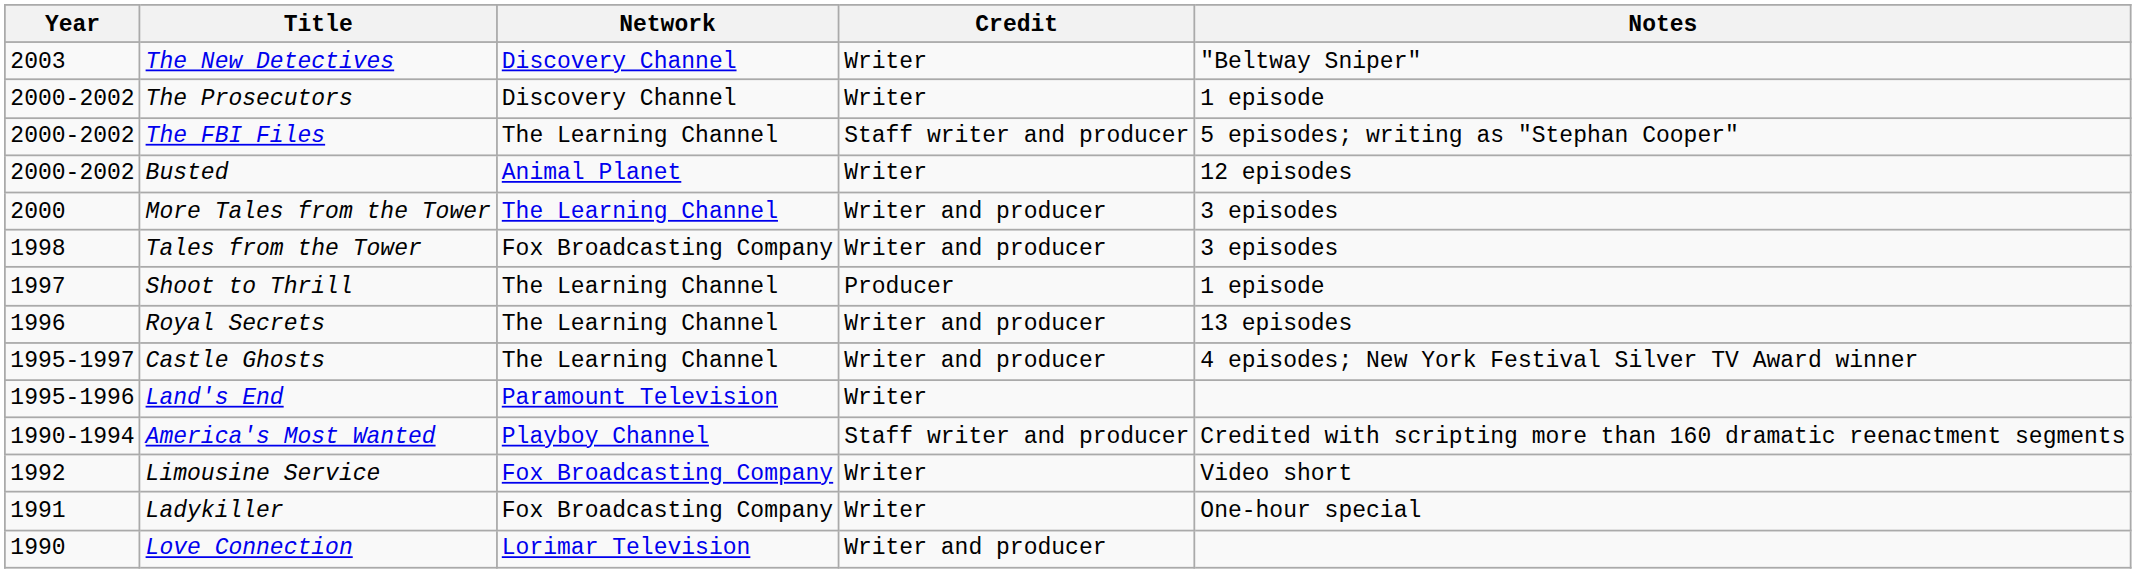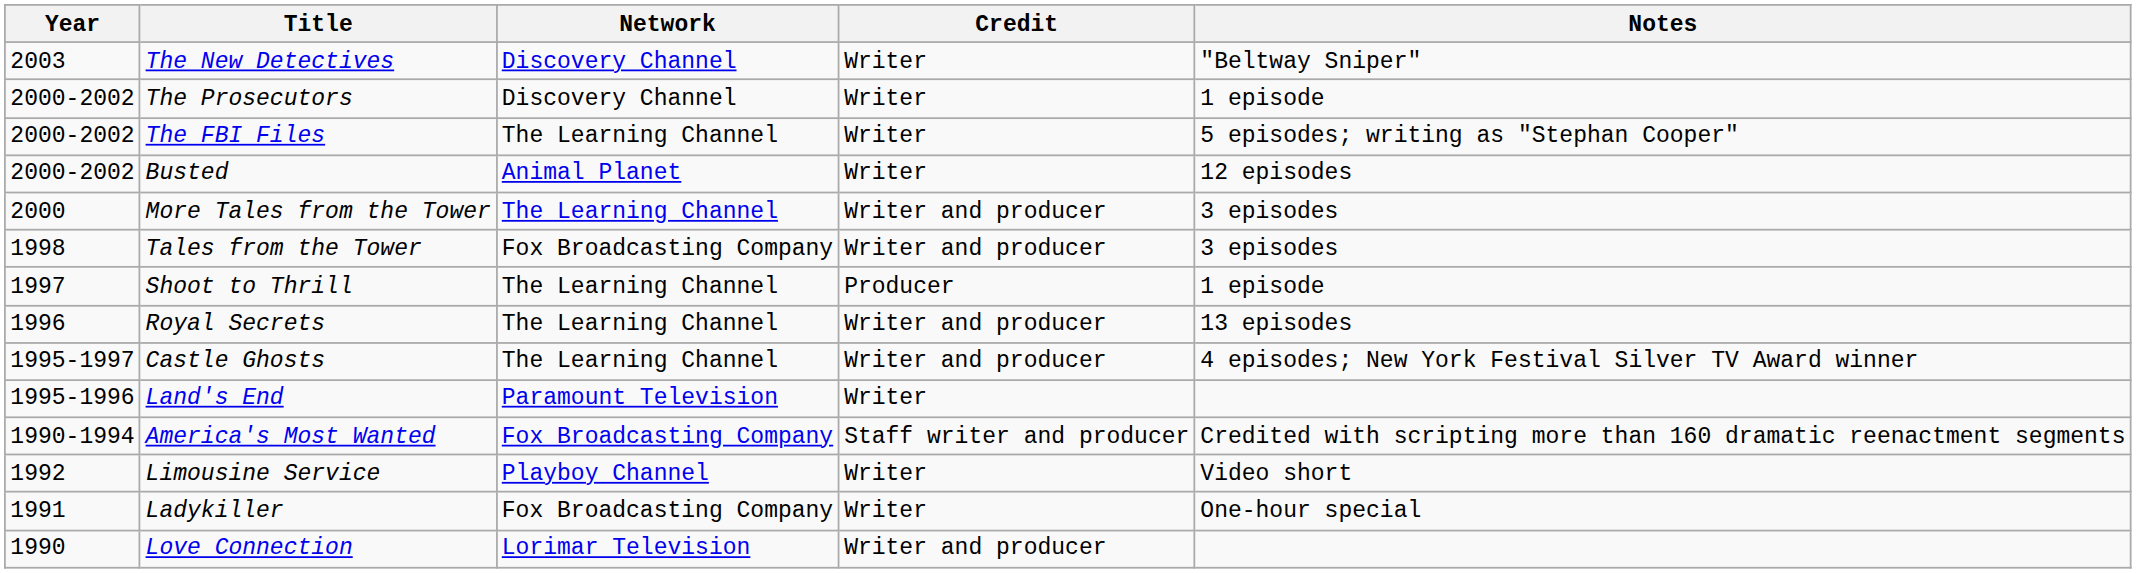(1017, 136) Staff writer and producer -> (886, 136) Writer
(605, 436) Playboy Channel -> (667, 436) Fox Broadcasting Company
(667, 474) Fox Broadcasting Company -> (605, 474) Playboy Channel
